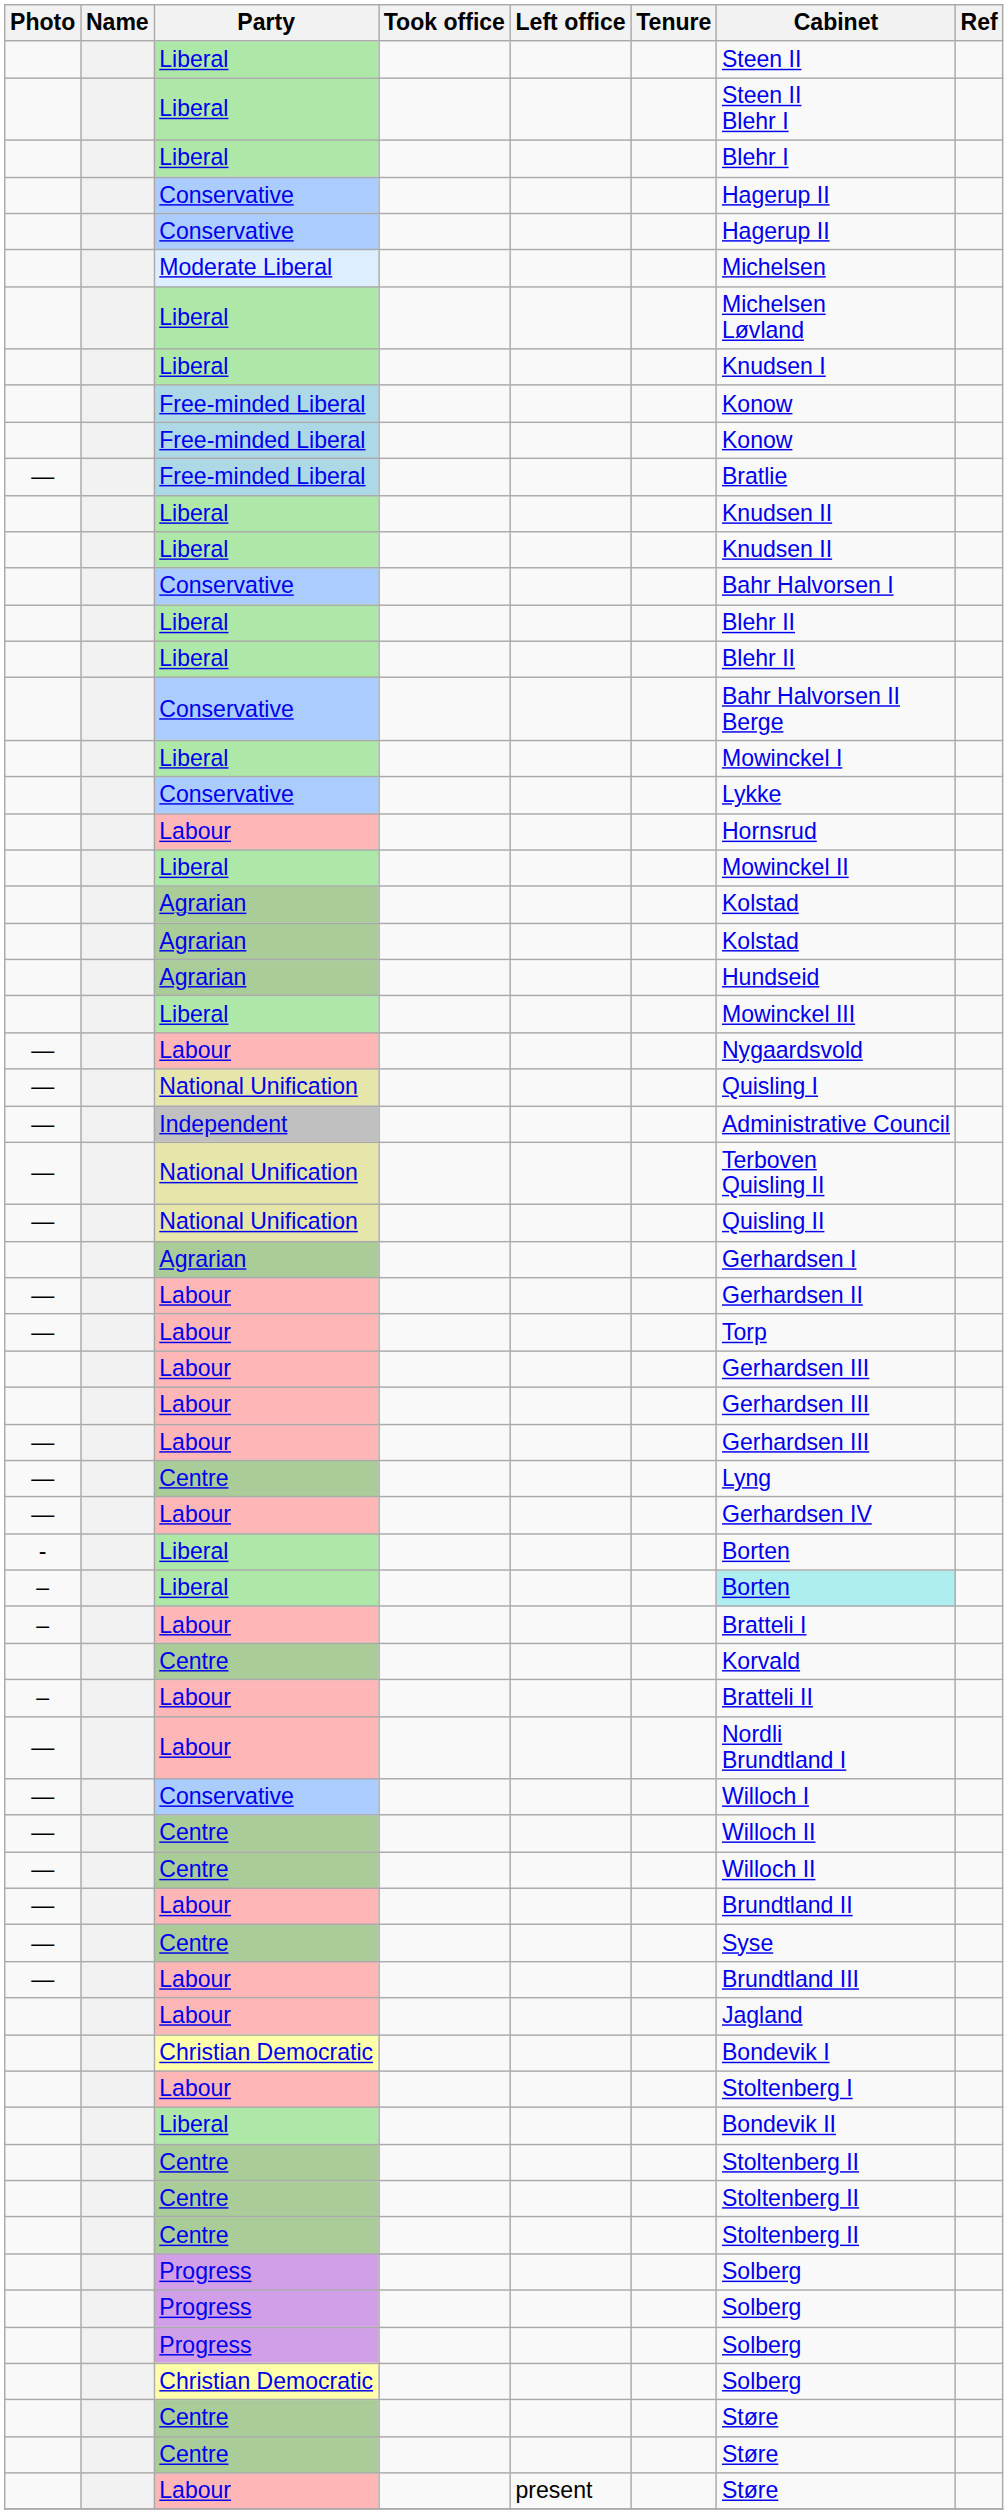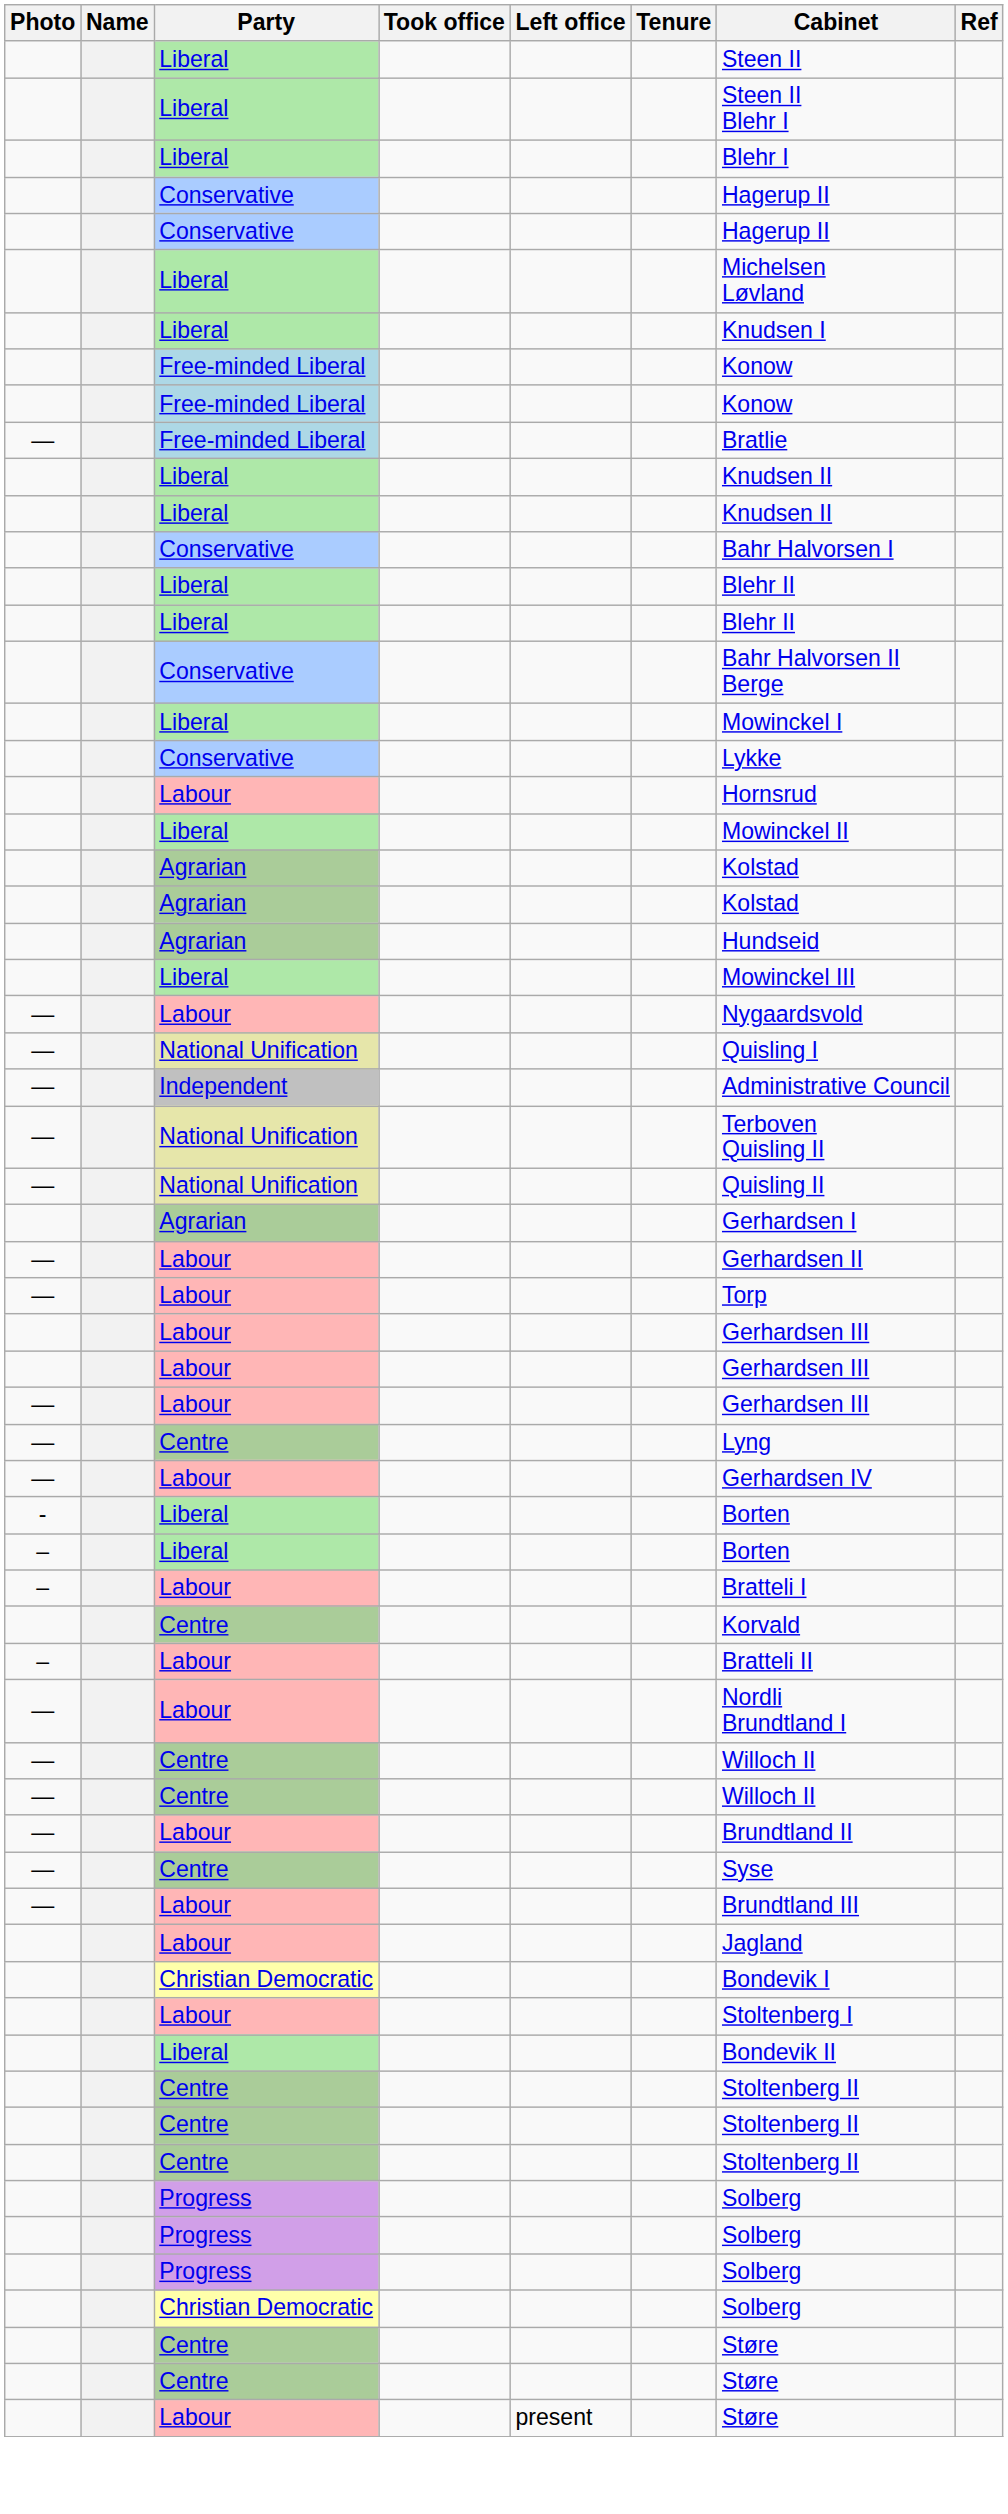- row: (43, 268)
(756, 1588) paleturquoise background -> (756, 1551) no background
- row: (43, 1796)
